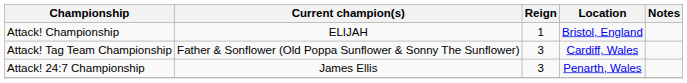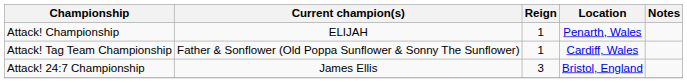(602, 31) Bristol, England -> (602, 31) Penarth, Wales
(541, 50) 3 -> (541, 50) 1
(602, 68) Penarth, Wales -> (602, 68) Bristol, England
